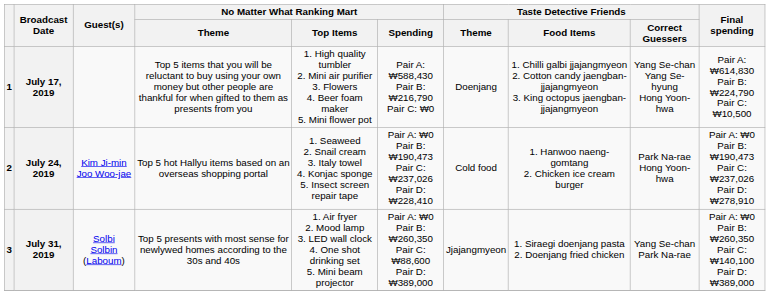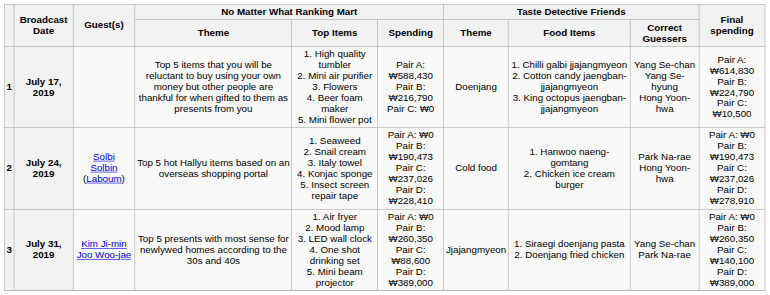(104, 168) Kim Ji-min Joo Woo-jae -> (104, 168) Solbi Solbin (Laboum)
(104, 249) Solbi Solbin (Laboum) -> (104, 249) Kim Ji-min Joo Woo-jae
